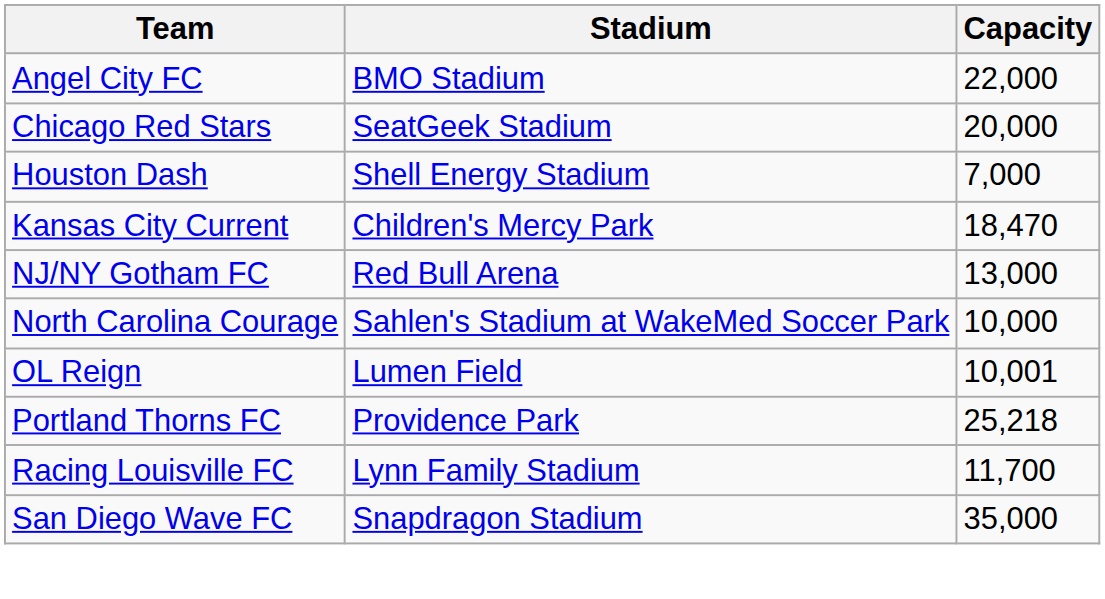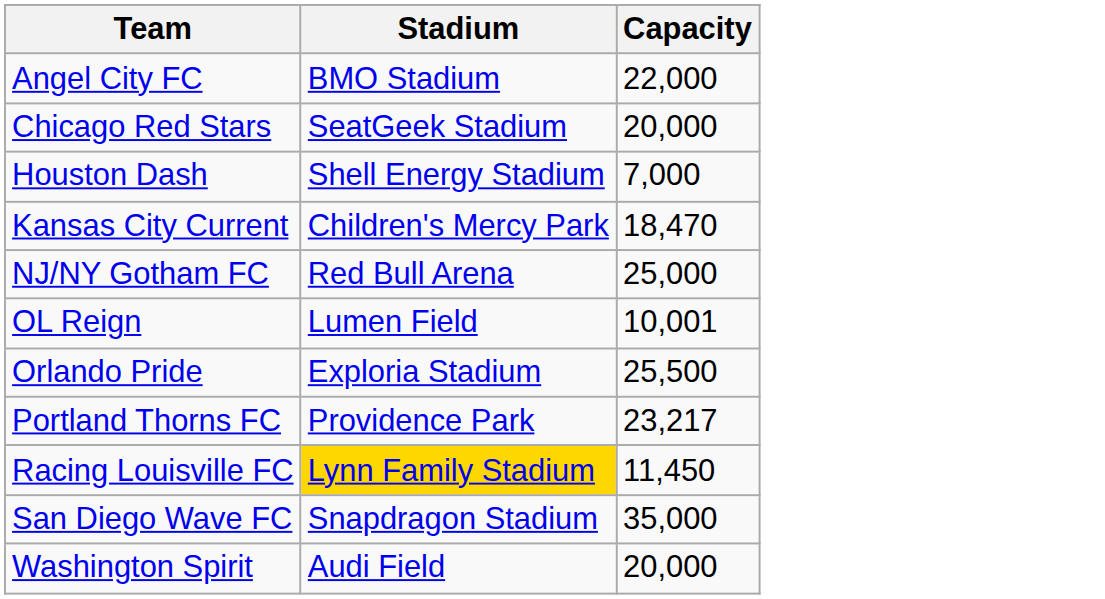(1011, 273) 13,000 -> (670, 273) 25,000
- row: (175, 322)
+ row: (107, 371)
(1011, 420) 25,218 -> (670, 420) 23,217
(496, 469) no background -> (451, 469) gold background
(1010, 469) 11,700 -> (669, 469) 11,450
+ row: (133, 567)
